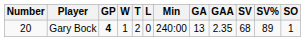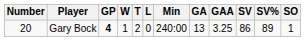(223, 28) 2.35 -> (223, 28) 3.25
(245, 28) 68 -> (245, 28) 86
